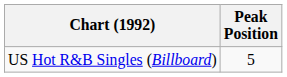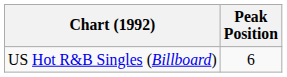(251, 59) 5 -> (251, 59) 6
